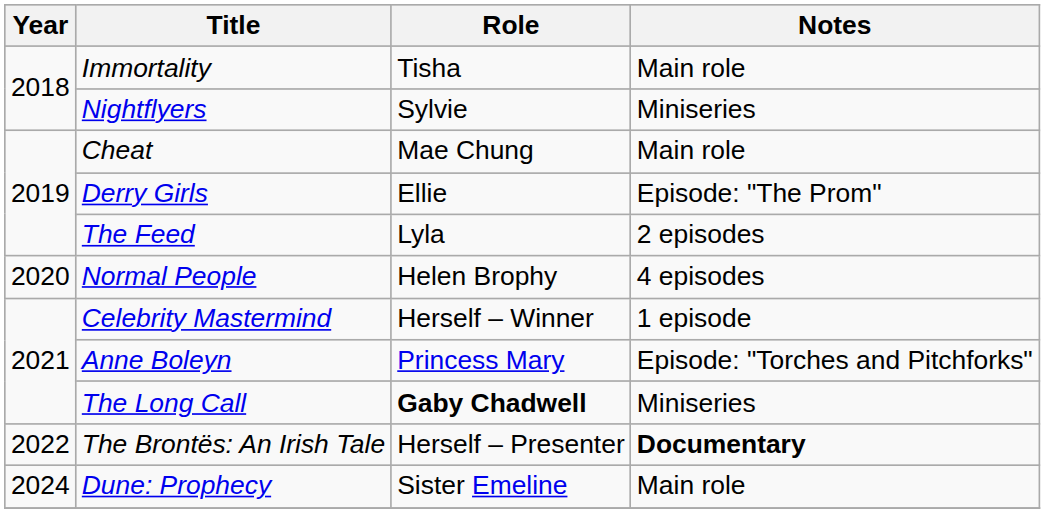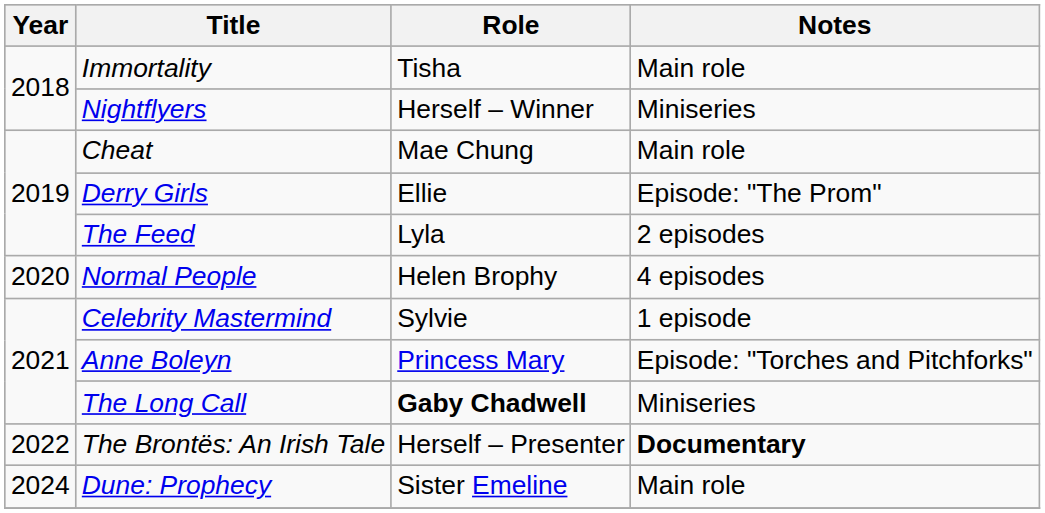(432, 109) Sylvie -> (496, 109) Herself – Winner
(496, 318) Herself – Winner -> (432, 318) Sylvie
